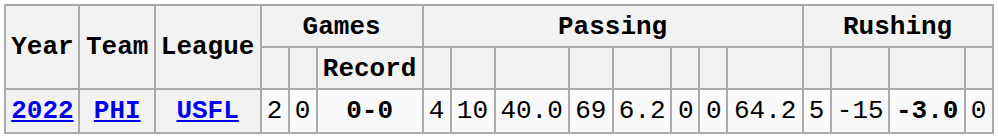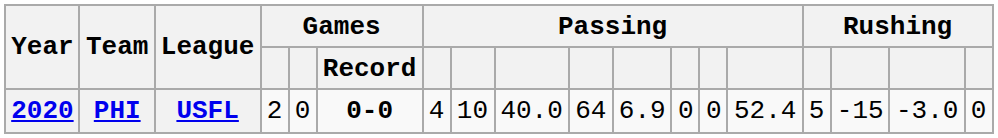(42, 111) 2022 -> (42, 111) 2020
(591, 111) 69 -> (591, 111) 64
(642, 111) 6.2 -> (642, 111) 6.9
(765, 111) 64.2 -> (765, 111) 52.4
(927, 111) bold -> (927, 111) normal
